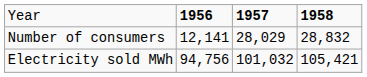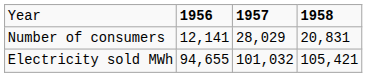(325, 38) 28,832 -> (325, 38) 20,831
(205, 61) 94,756 -> (205, 61) 94,655
